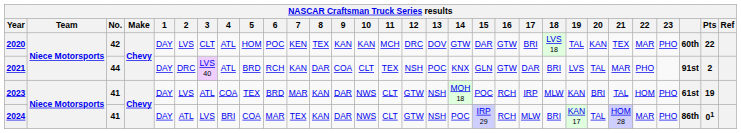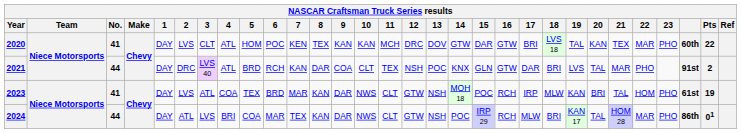(115, 44) 42 -> (115, 44) 41
(115, 116) 41 -> (115, 116) 44
